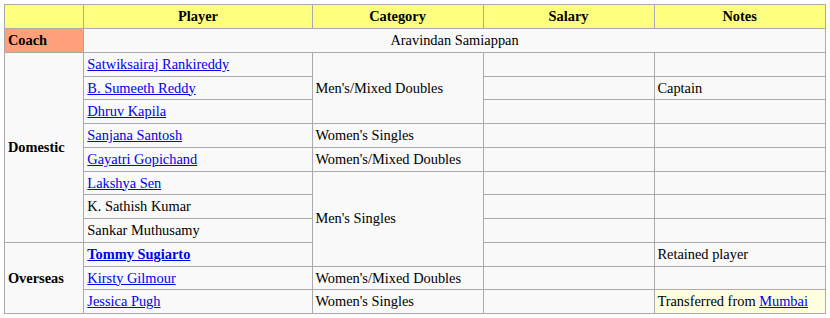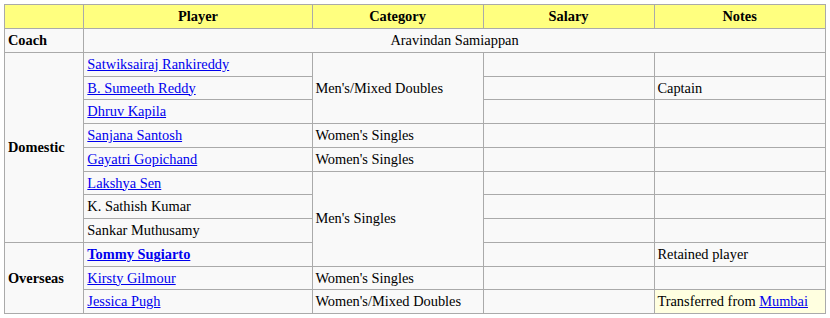(27, 40) lightsalmon background -> (27, 40) no background
(388, 159) Women's/Mixed Doubles -> (365, 159) Women's Singles
(388, 278) Women's/Mixed Doubles -> (365, 278) Women's Singles
(365, 301) Women's Singles -> (388, 301) Women's/Mixed Doubles
